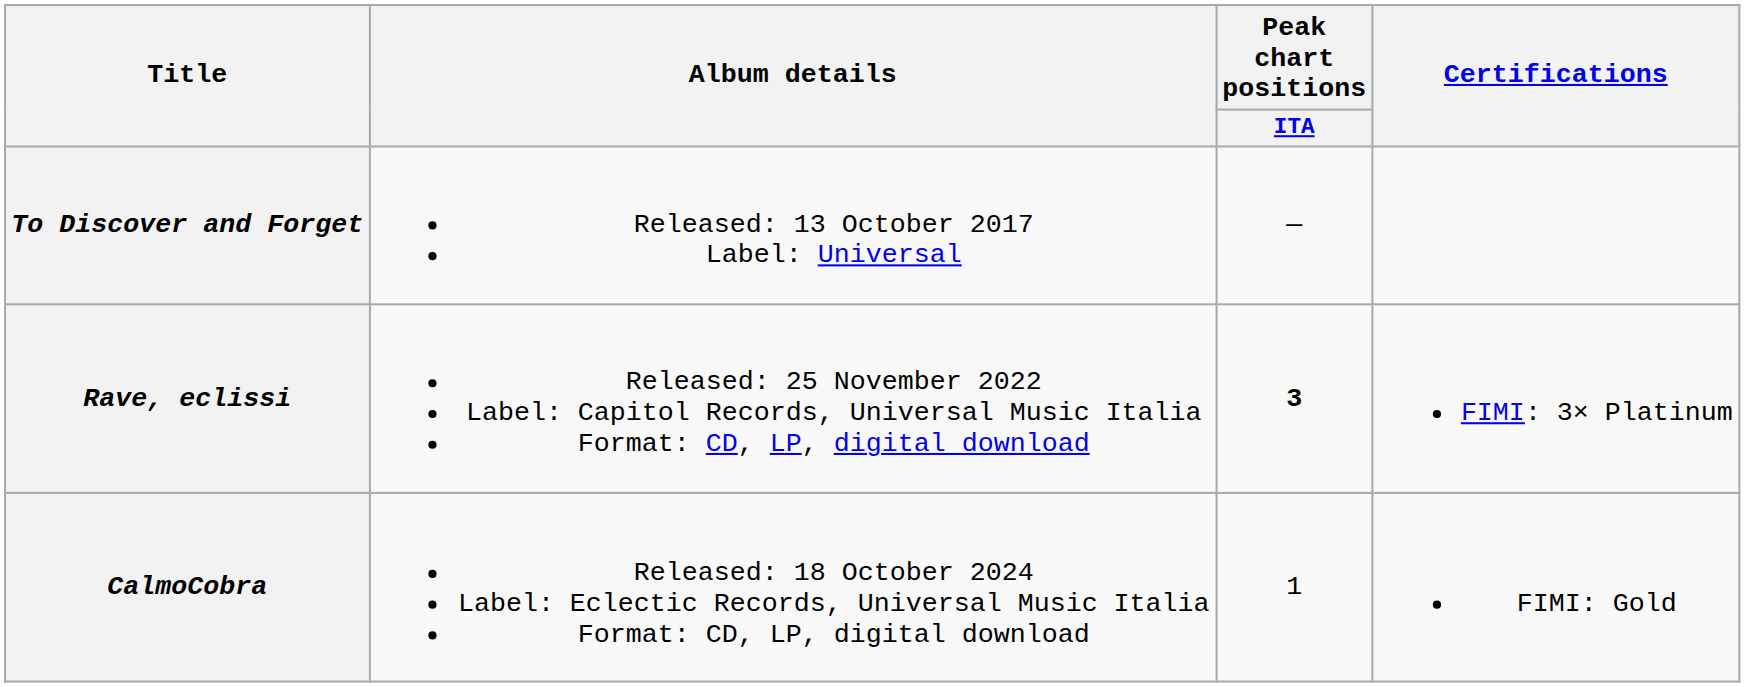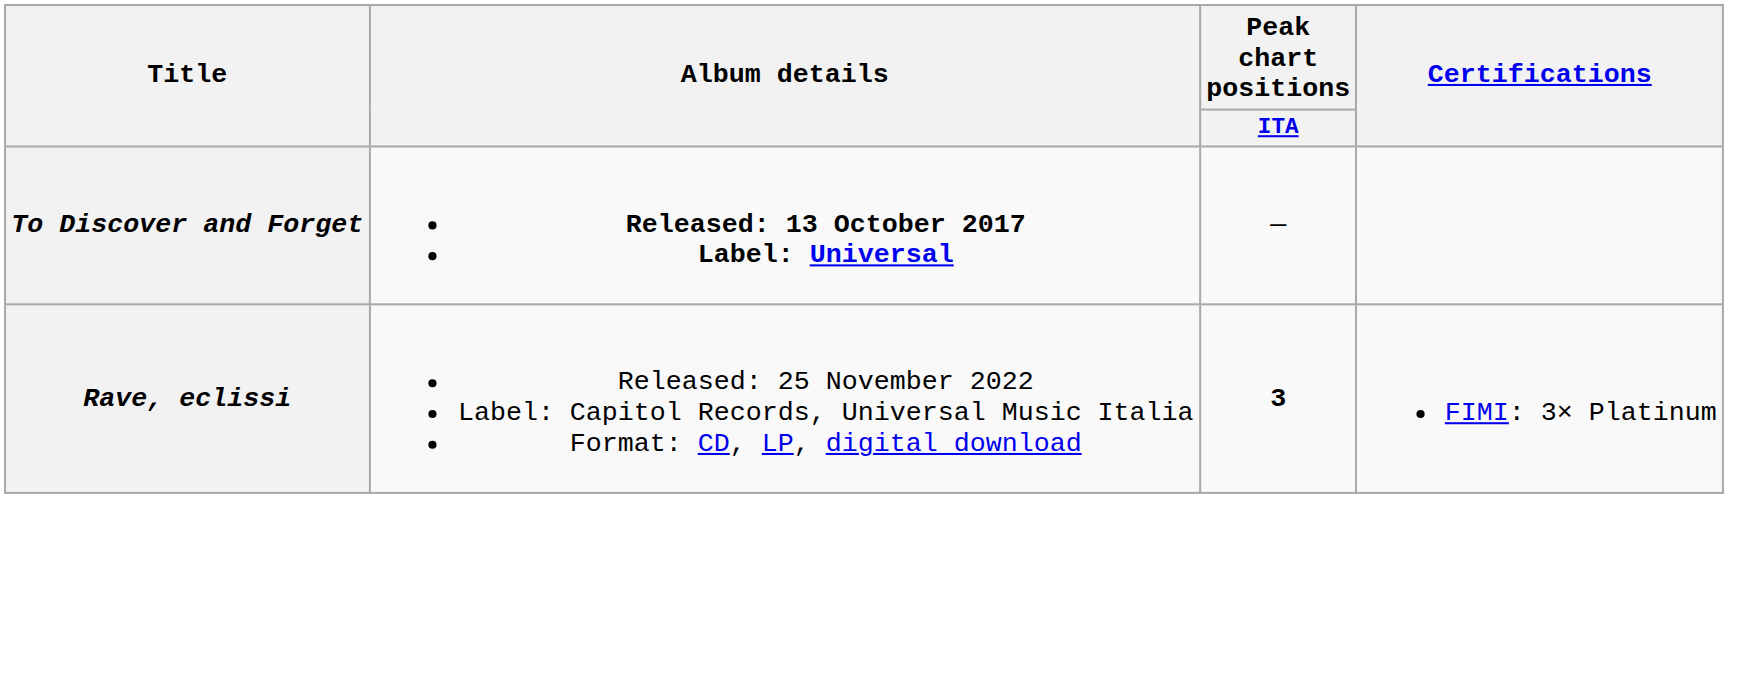(793, 240) normal -> (785, 240) bold
- row: (187, 587)
